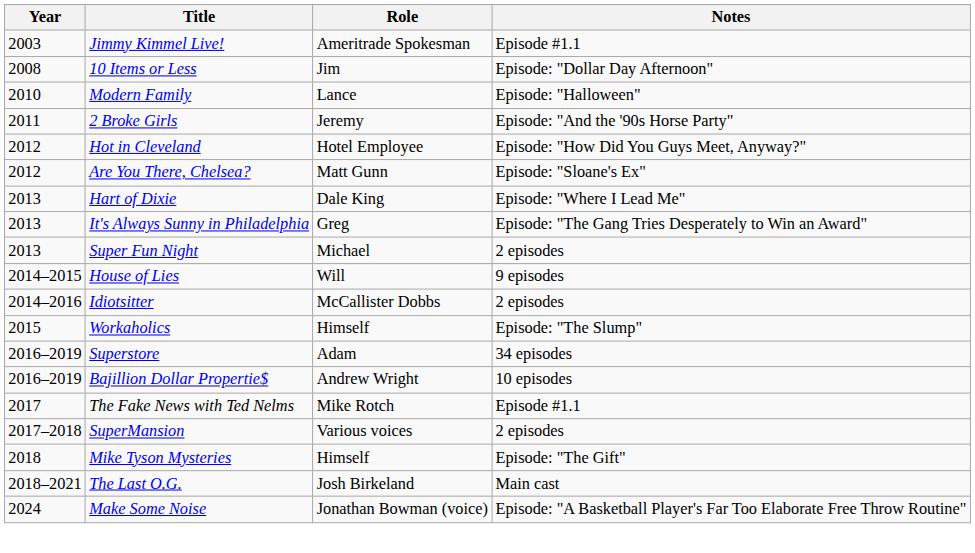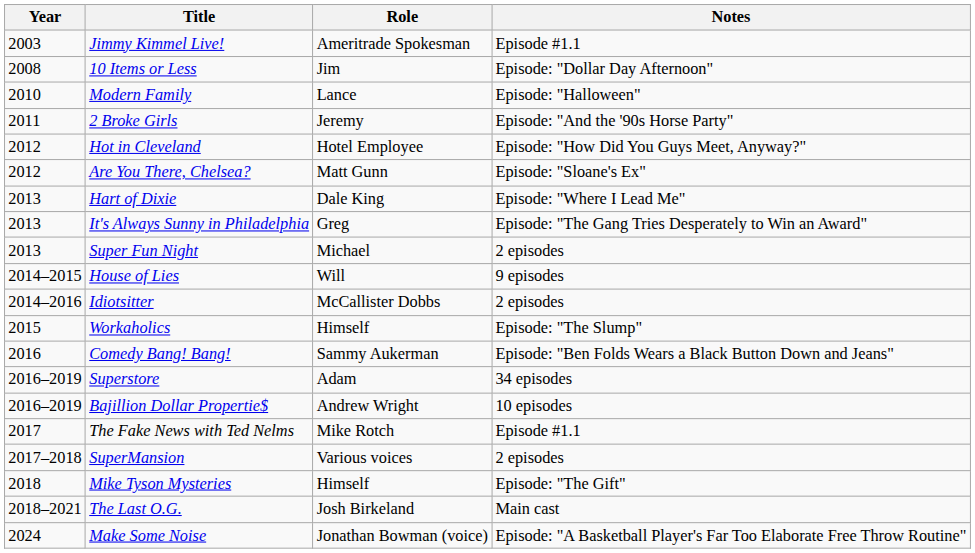+ row: (160, 353)
